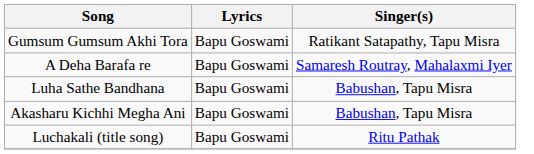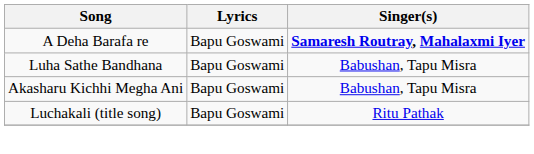- row: (98, 40)
(404, 64) normal -> (408, 40) bold
